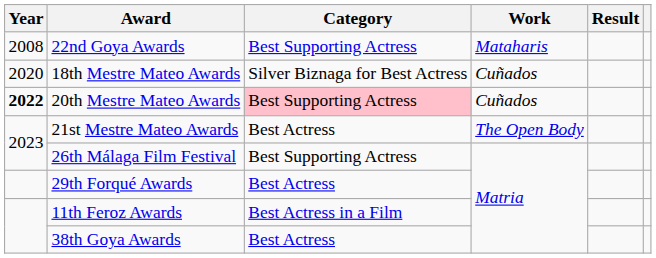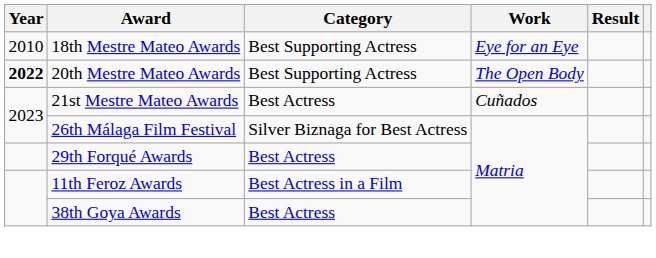- row: (118, 45)
(26, 73) 2020 -> (26, 45) 2010
(358, 73) Silver Biznaga for Best Actress -> (333, 45) Best Supporting Actress
(506, 73) Cuñados -> (527, 45) Eye for an Eye
(333, 101) pink background -> (333, 73) no background
(506, 101) Cuñados -> (529, 73) The Open Body
(529, 128) The Open Body -> (506, 101) Cuñados
(333, 156) Best Supporting Actress -> (358, 128) Silver Biznaga for Best Actress
